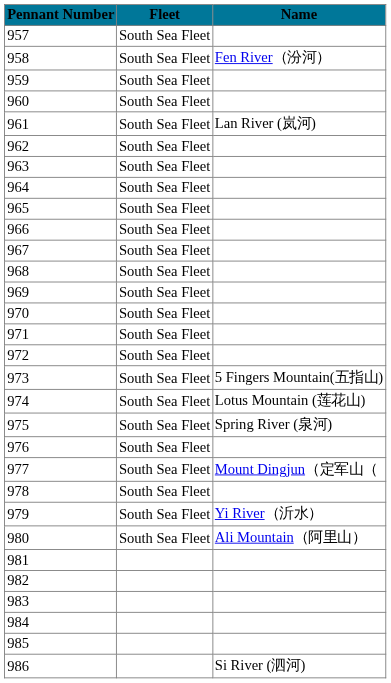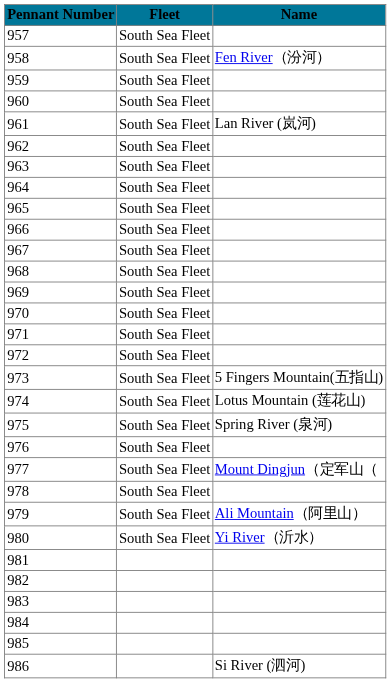(269, 513) Yi River（沂水） -> (291, 513) Ali Mountain（阿里山）
(291, 537) Ali Mountain（阿里山） -> (269, 537) Yi River（沂水）
